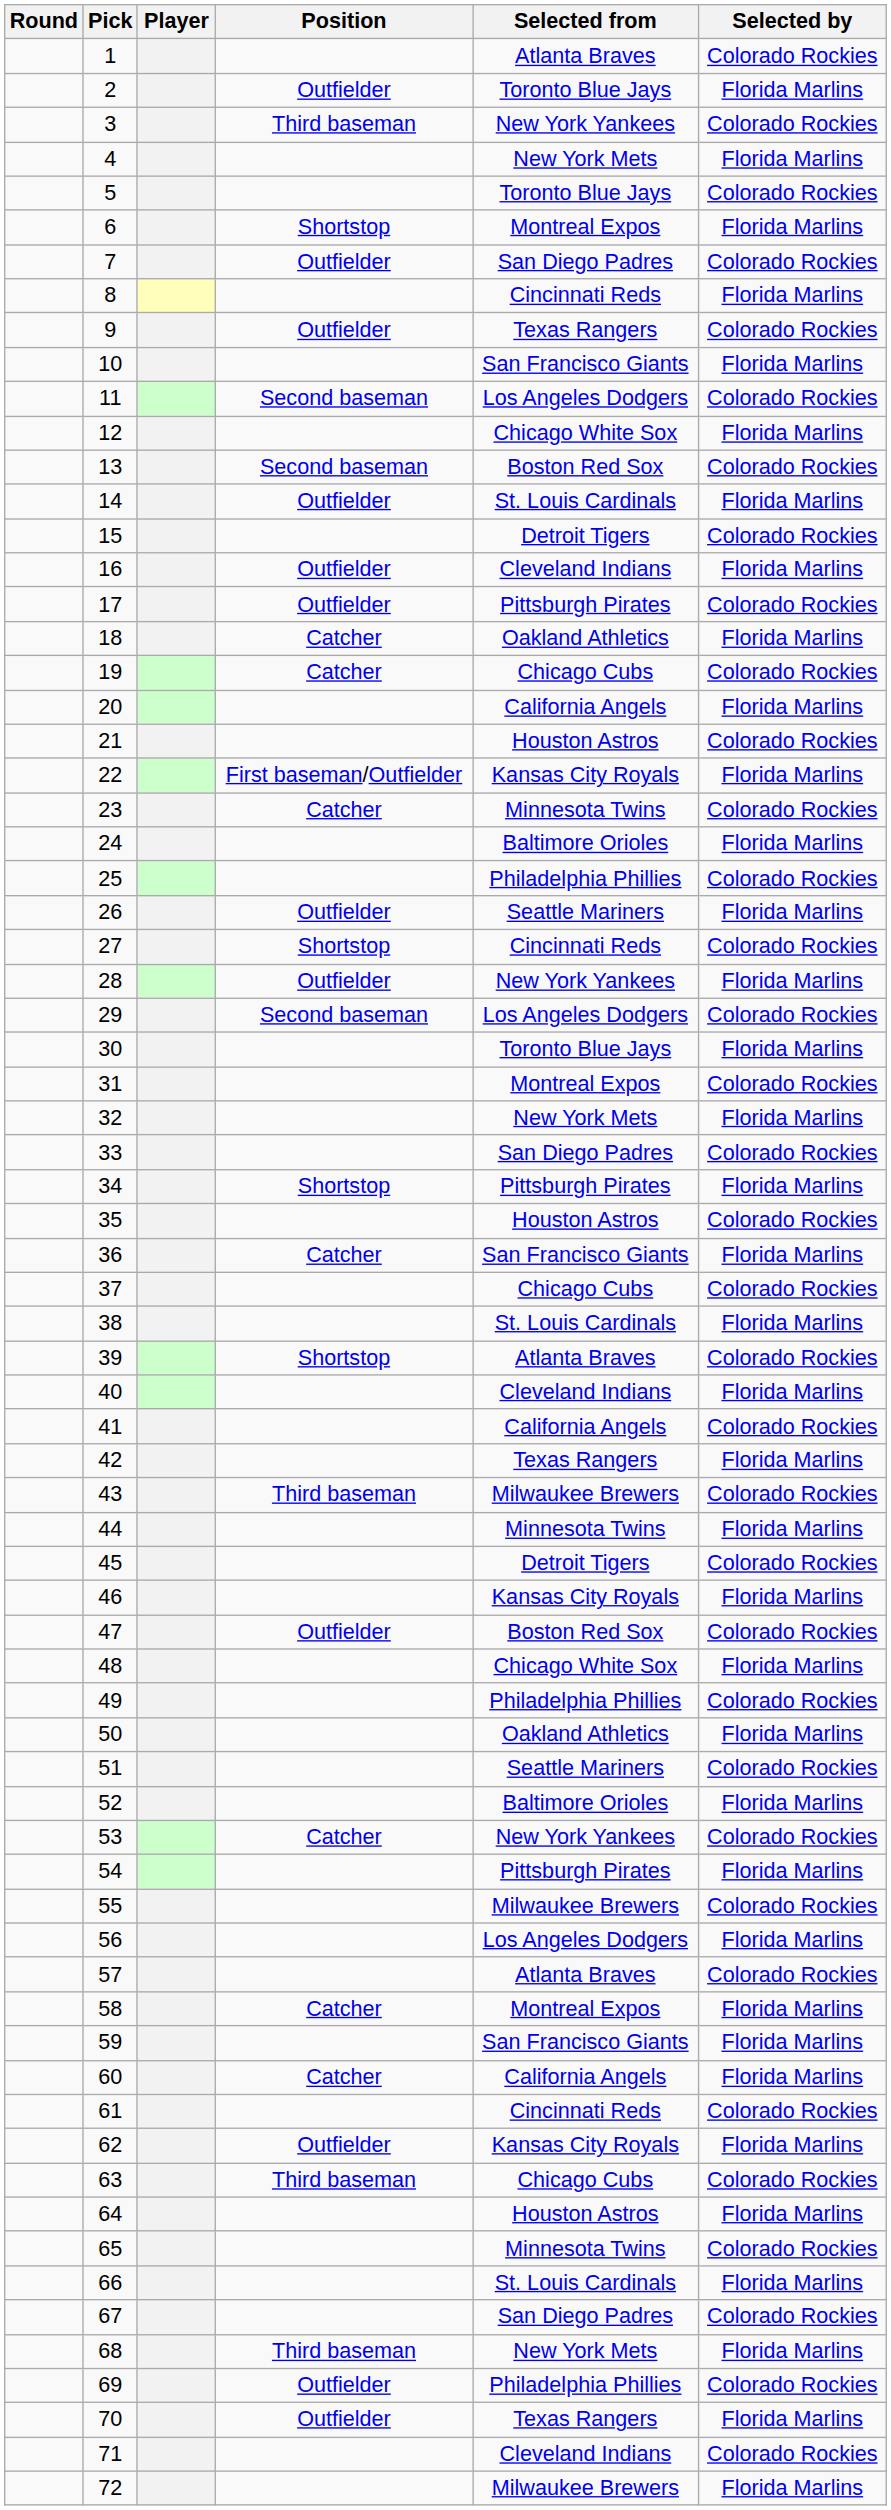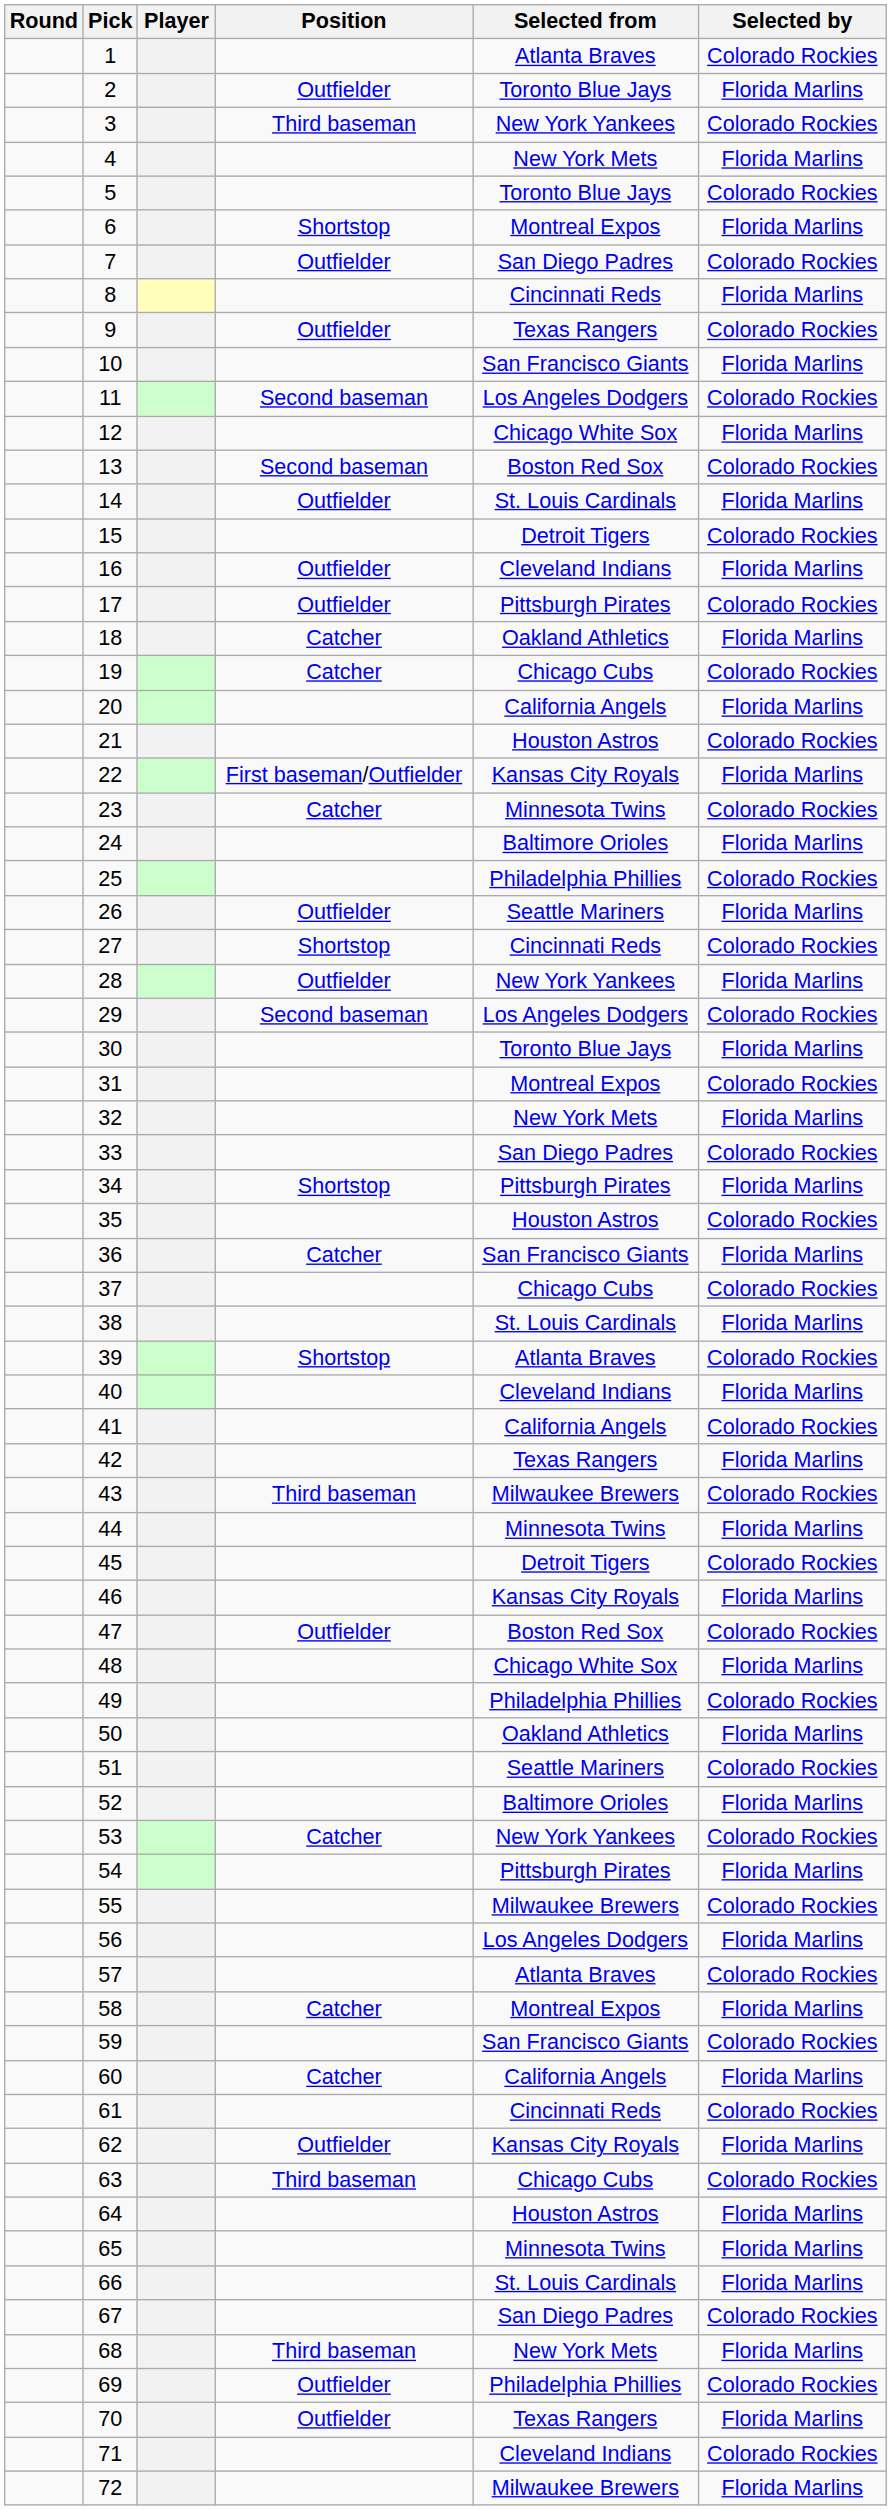(792, 2042) Florida Marlins -> (792, 2042) Colorado Rockies
(792, 2248) Colorado Rockies -> (792, 2248) Florida Marlins
